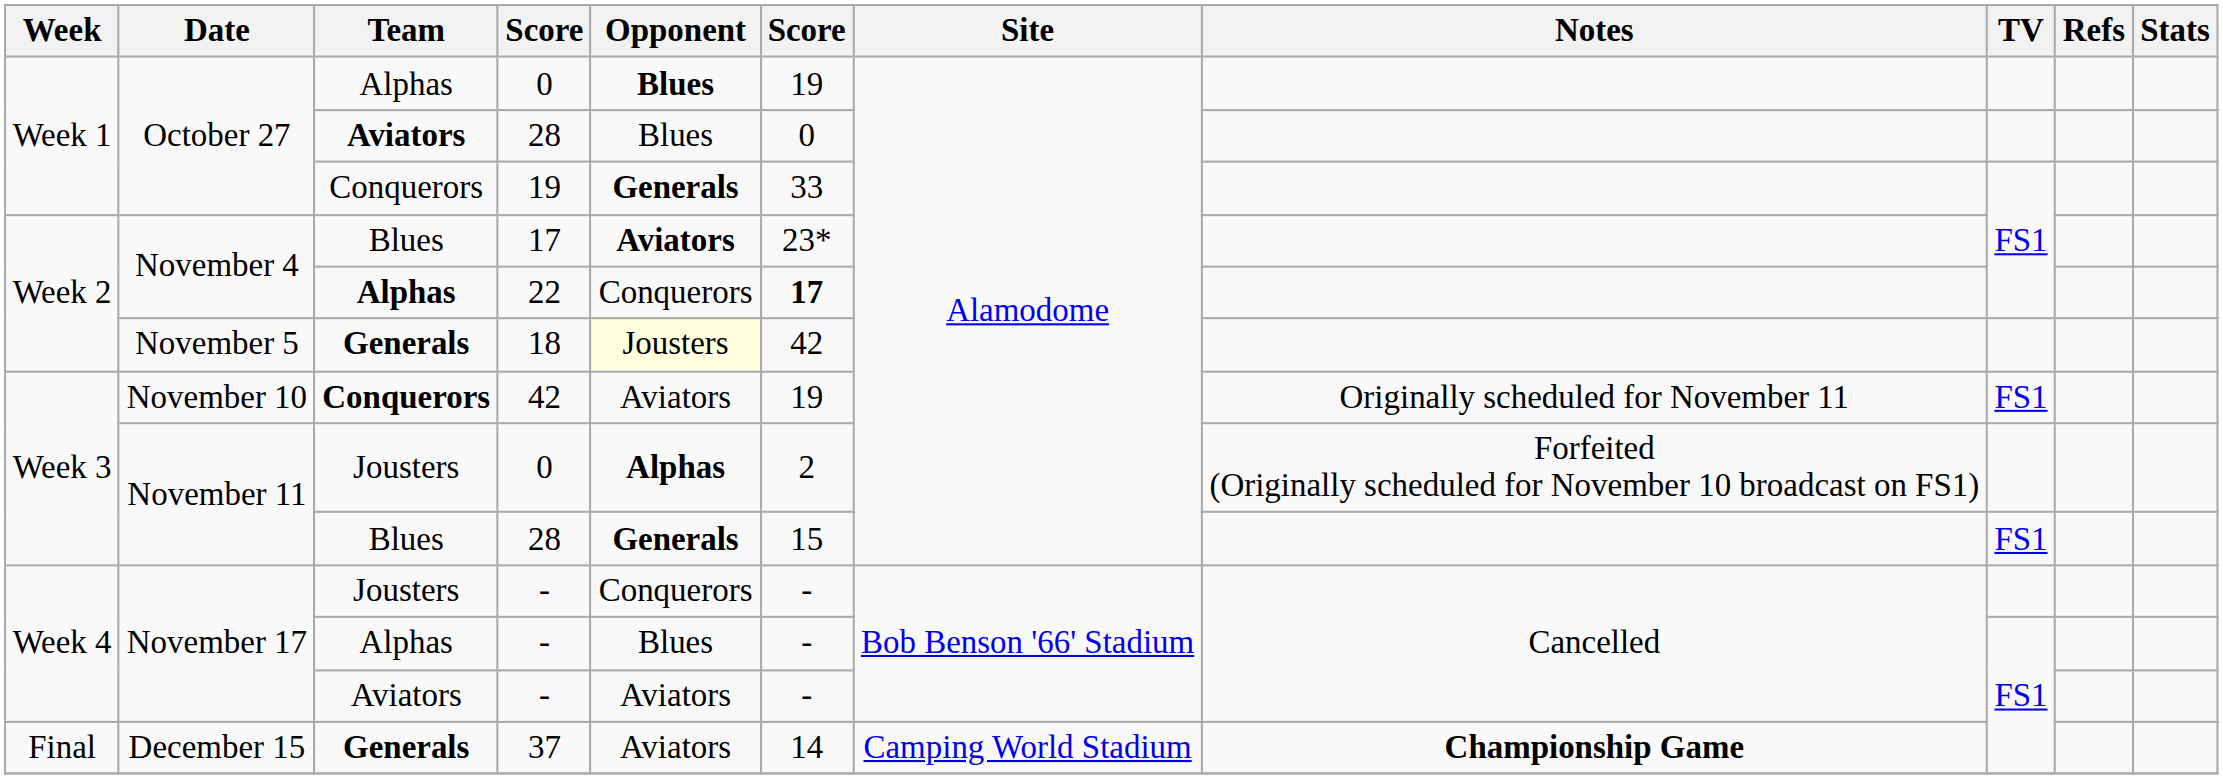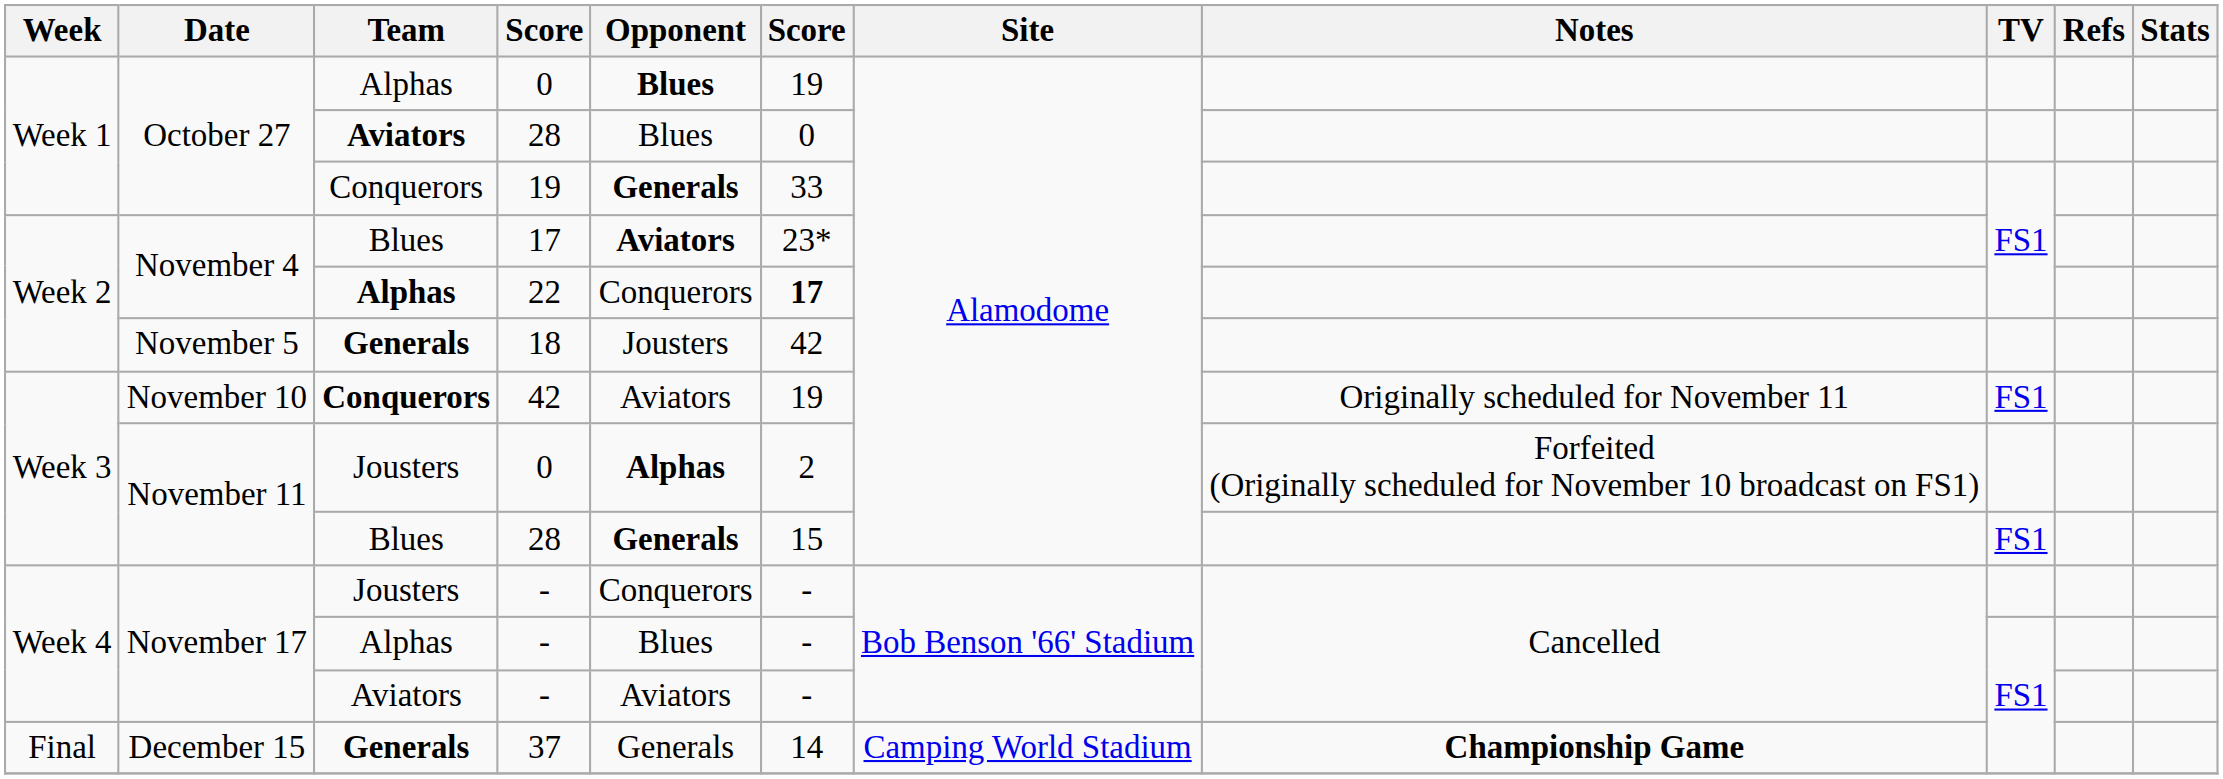(676, 344) lightyellow background -> (676, 344) no background
(676, 747) Aviators -> (676, 747) Generals
